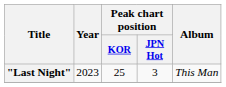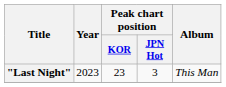(119, 73) 25 -> (119, 73) 23
